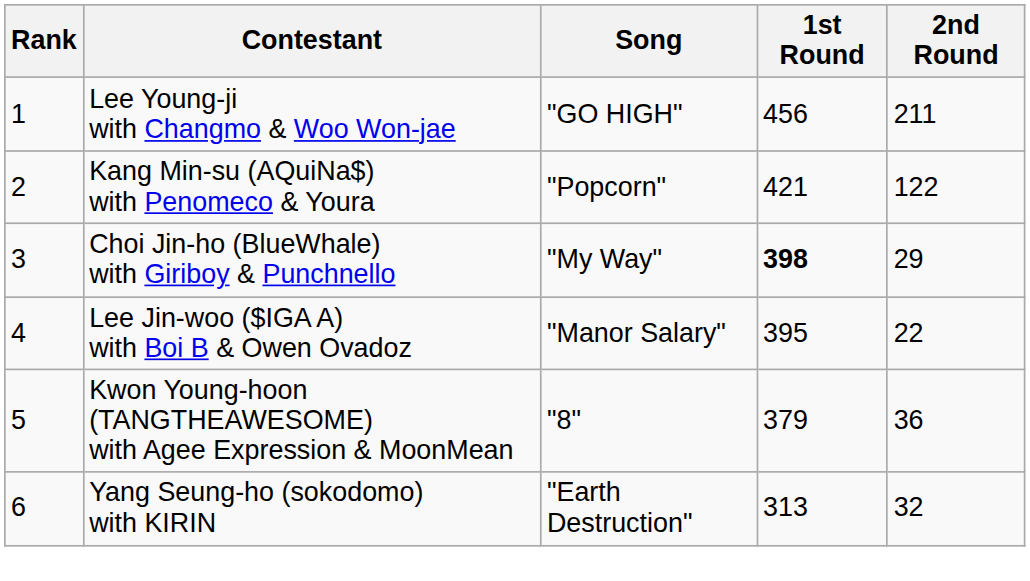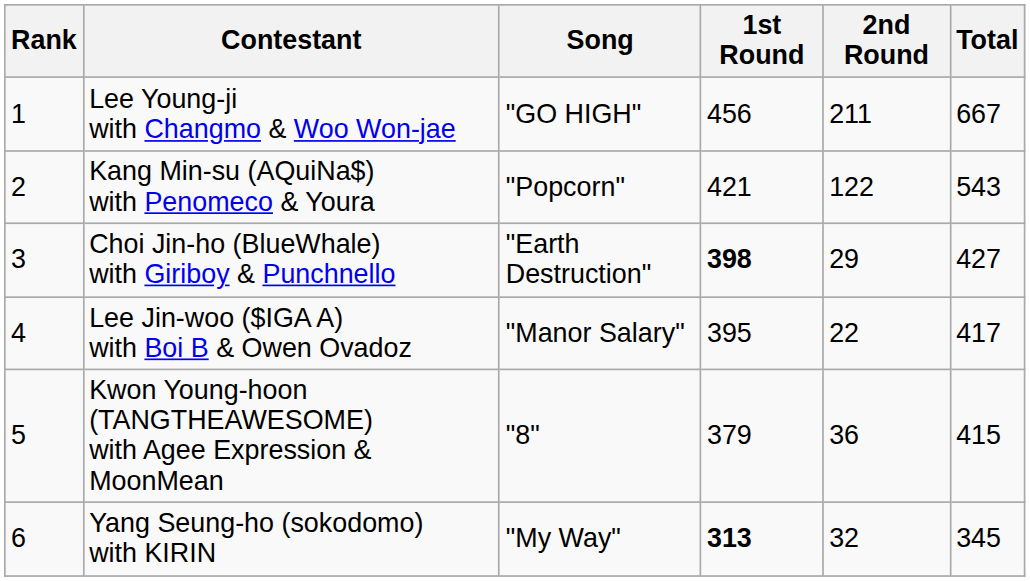+ column: (987, 40)
(605, 259) "My Way" -> (578, 259) "Earth Destruction"
(620, 508) "Earth Destruction" -> (563, 538) "My Way"
(785, 508) normal -> (729, 538) bold
